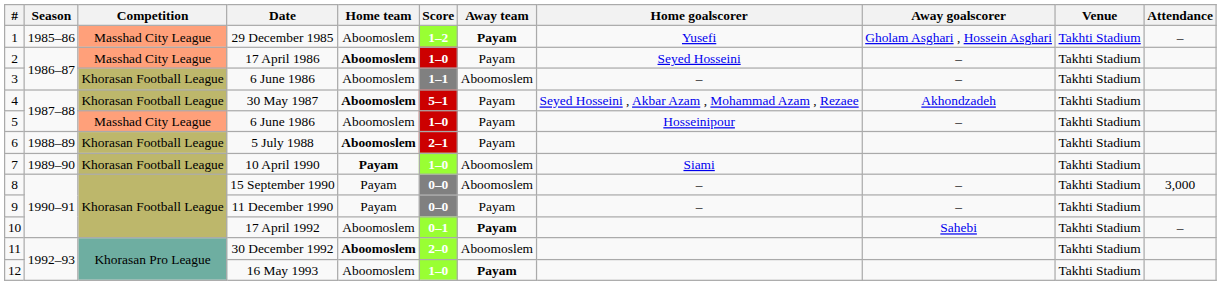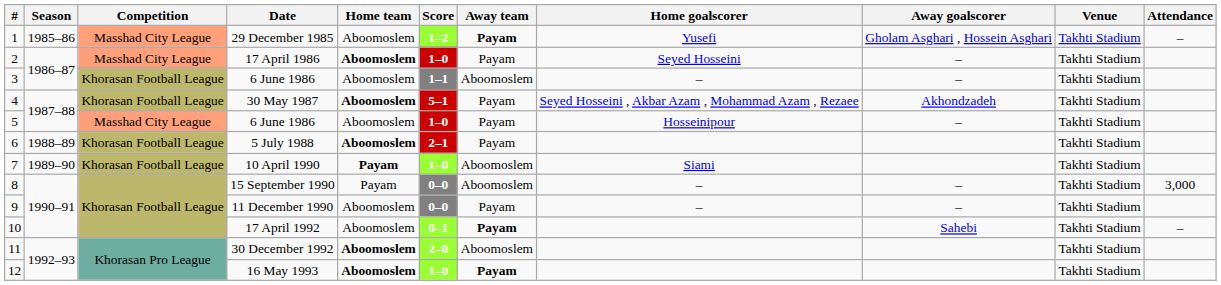(379, 206) Payam -> (379, 206) Aboomoslem
(379, 270) normal -> (379, 270) bold
